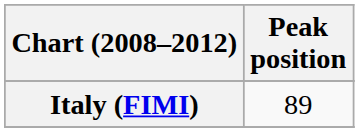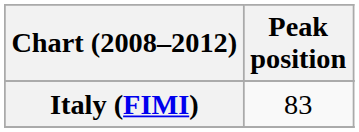(298, 103) 89 -> (298, 103) 83
